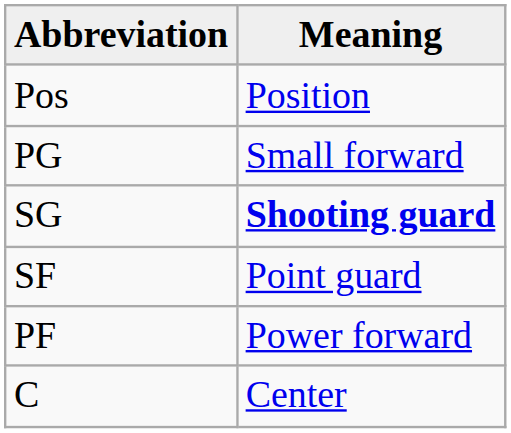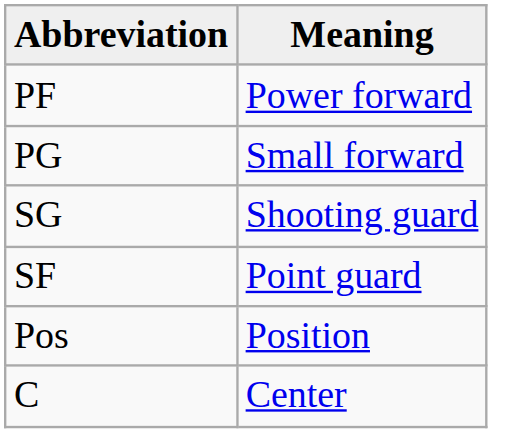rows swapped: (41, 94) <-> (35, 335)
(370, 214) bold -> (362, 214) normal
